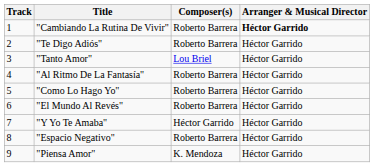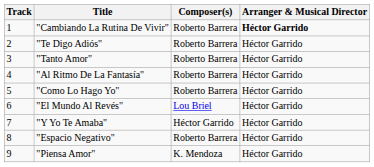(192, 59) Lou Briel -> (205, 59) Roberto Barrera
(205, 106) Roberto Barrera -> (192, 106) Lou Briel
